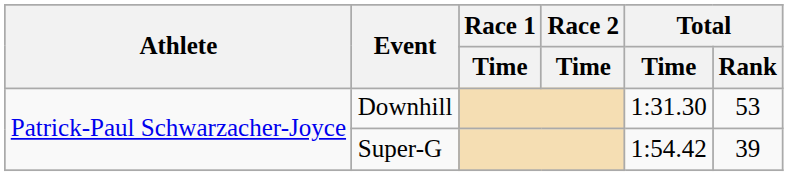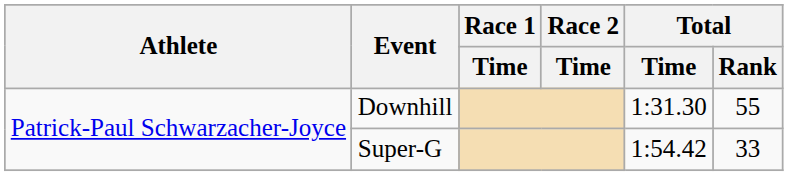(748, 108) 53 -> (748, 108) 55
(748, 149) 39 -> (748, 149) 33
